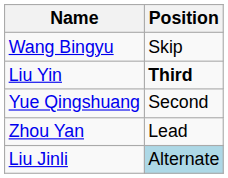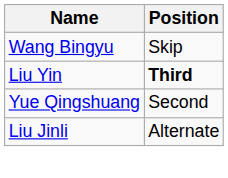- row: (46, 131)
(184, 159) lightblue background -> (184, 131) no background
